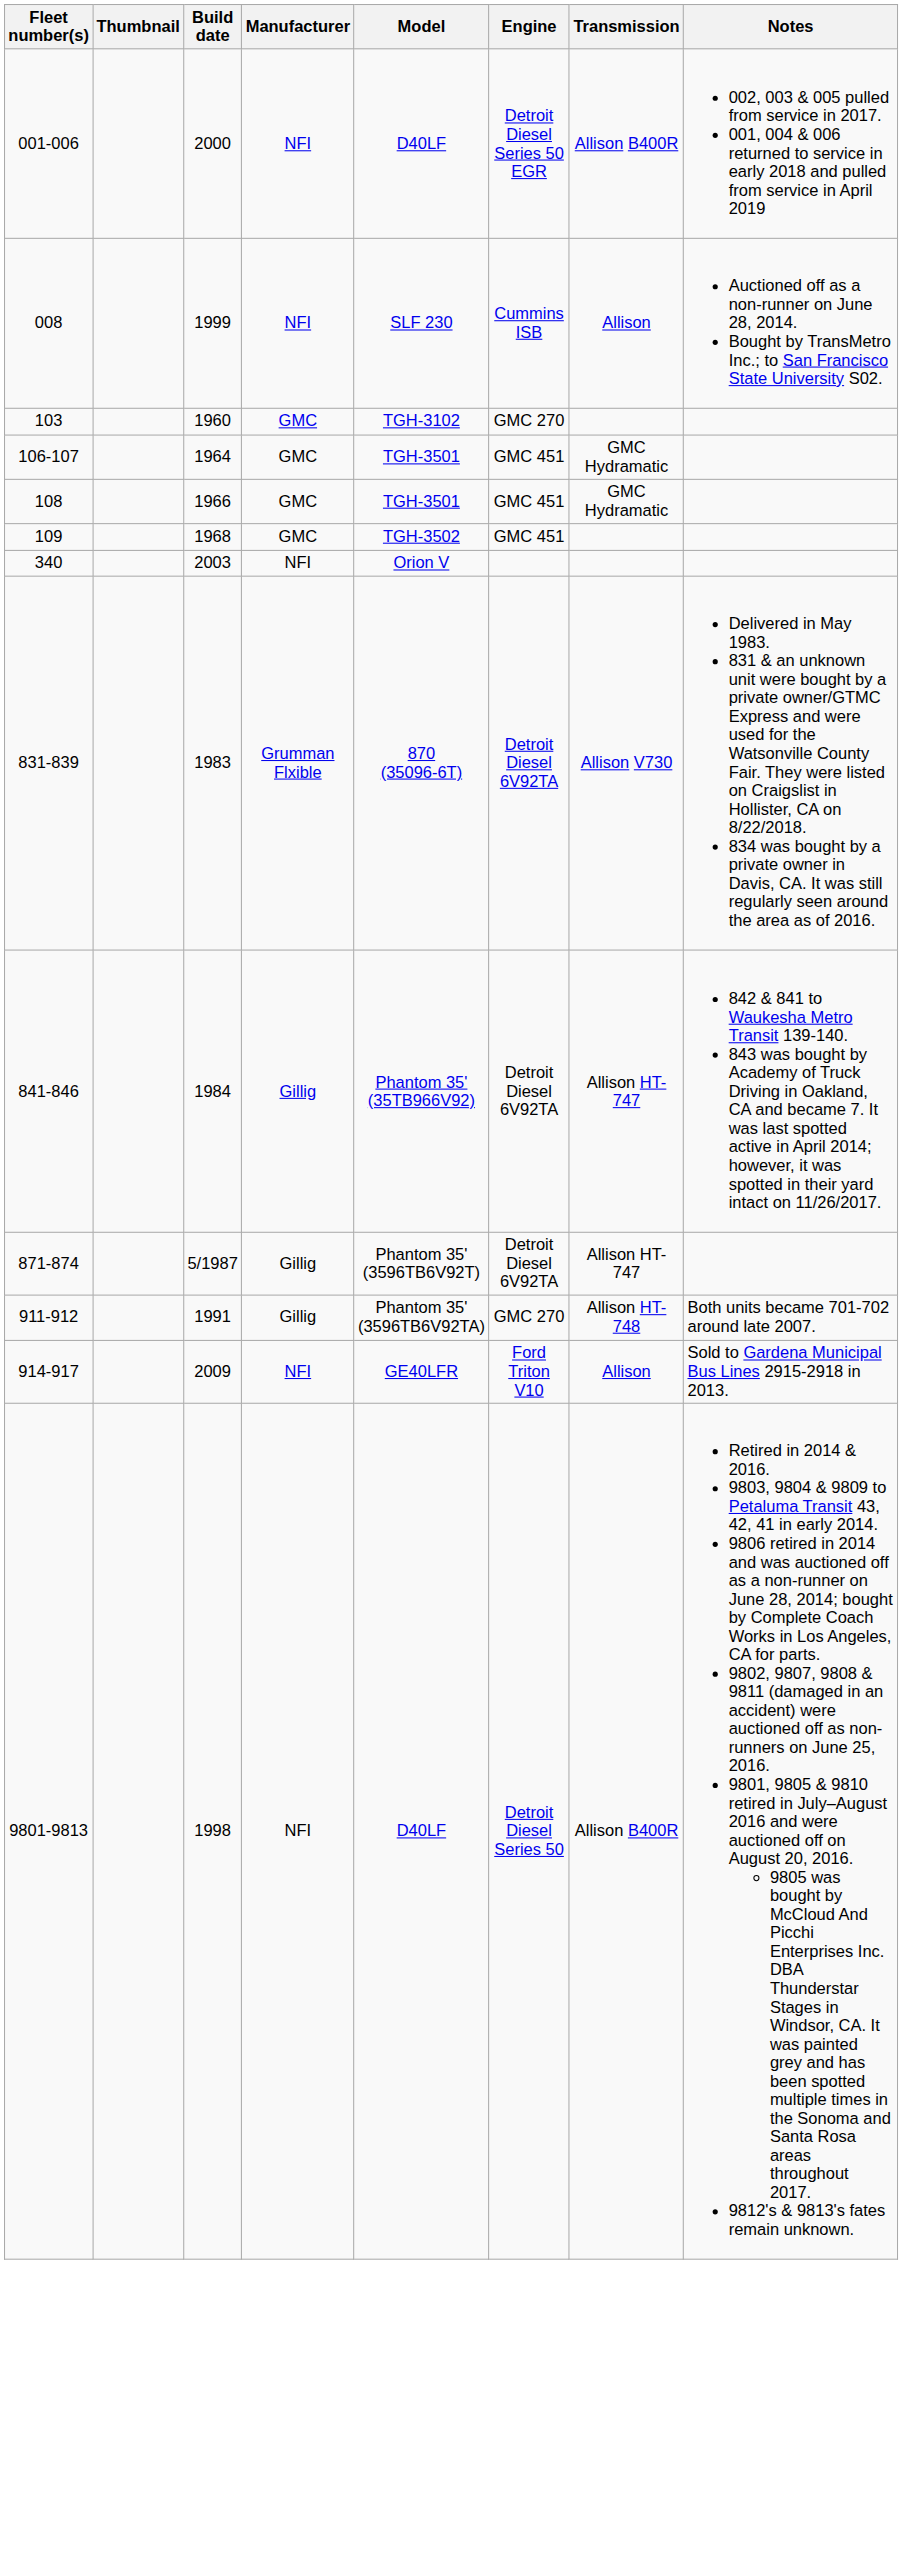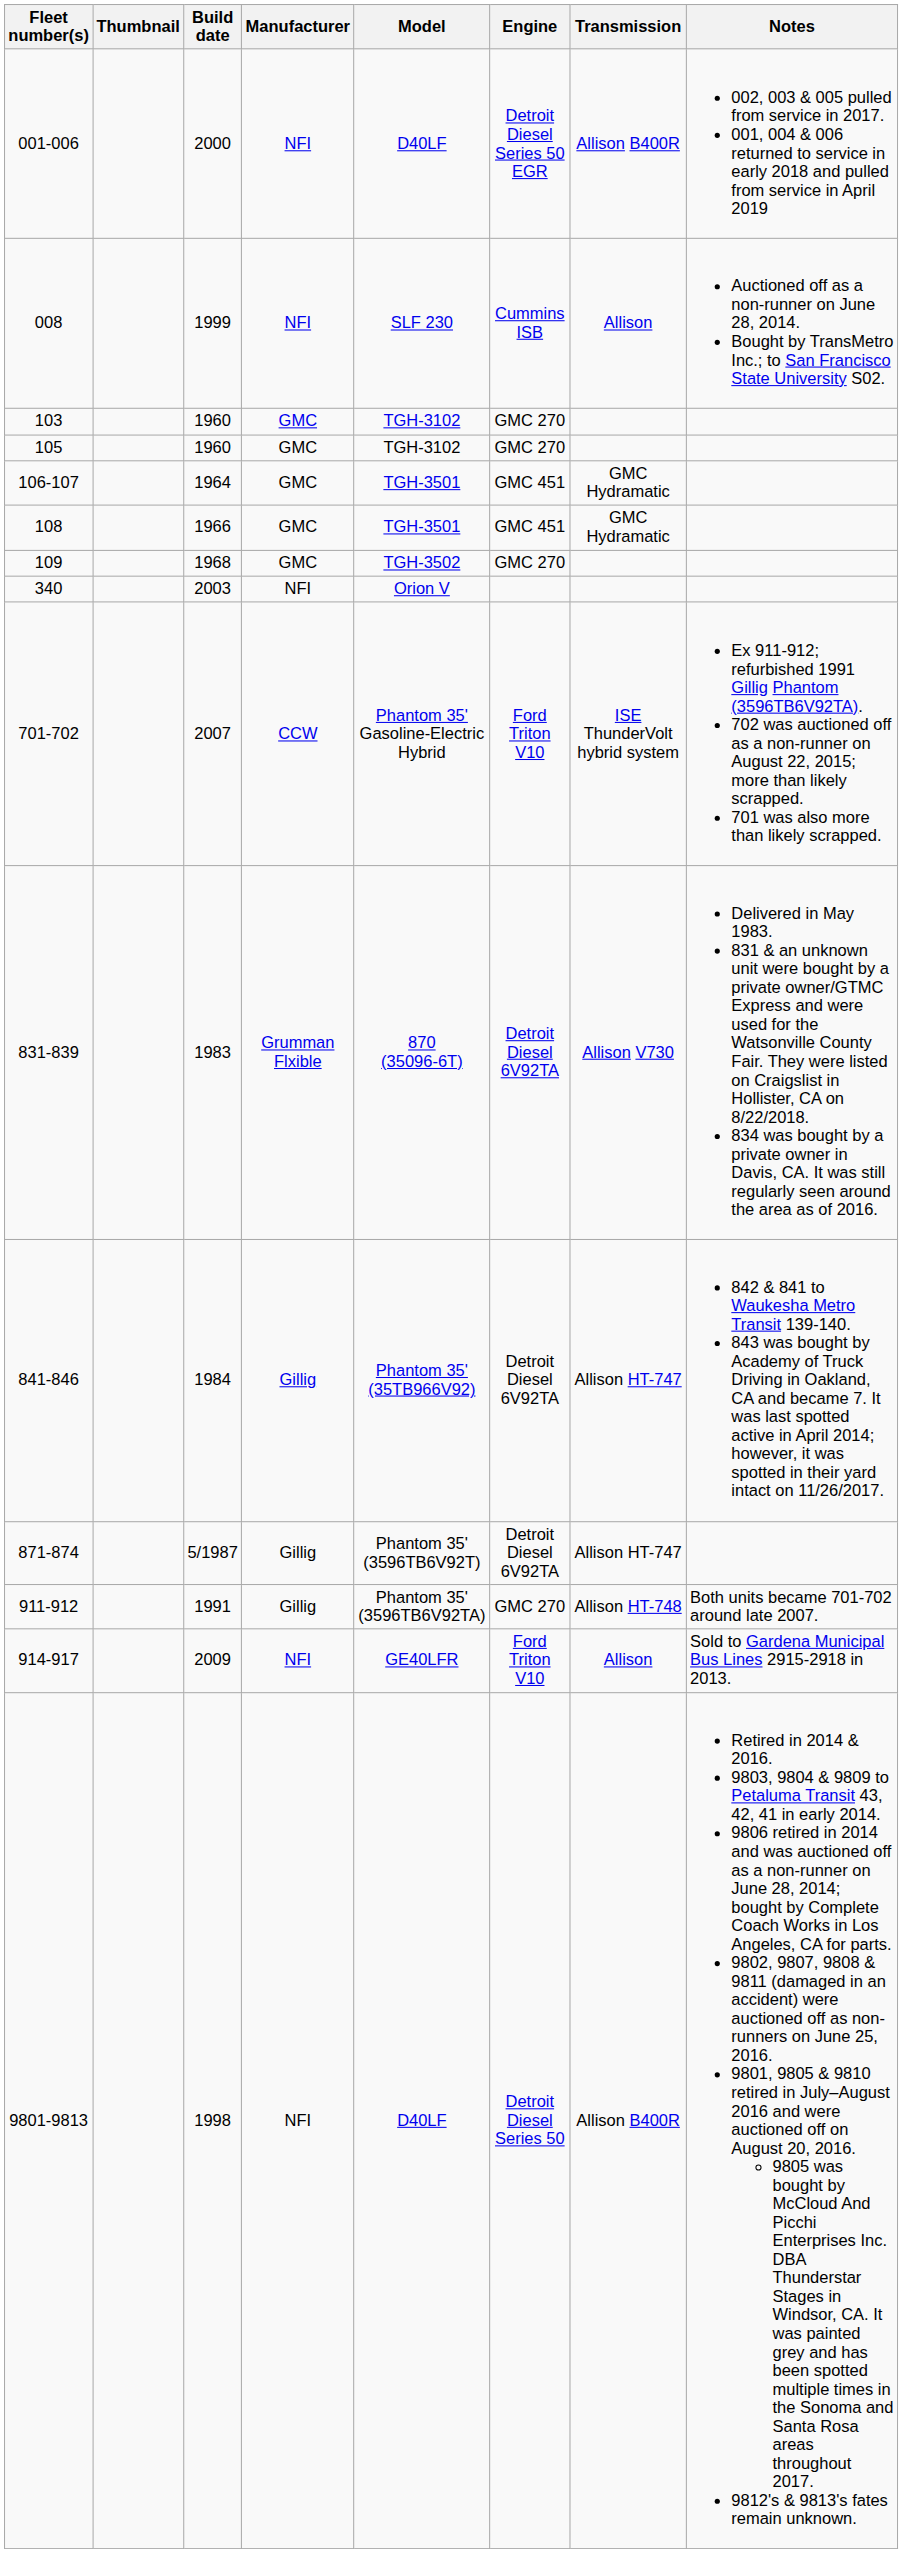+ row: (49, 447)
(529, 536) GMC 451 -> (530, 563) GMC 270
+ row: (49, 733)
